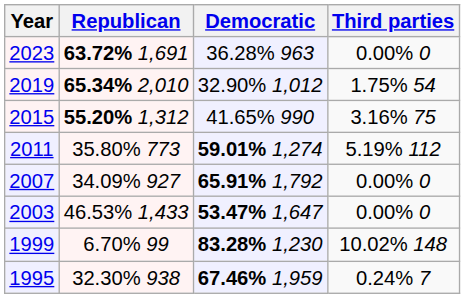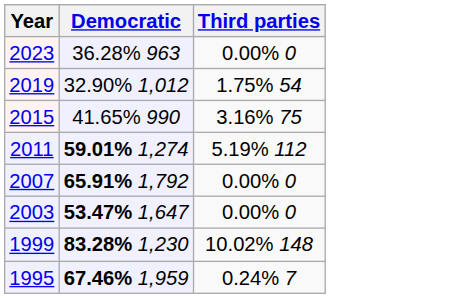- column: (126, 21)
